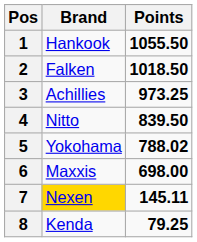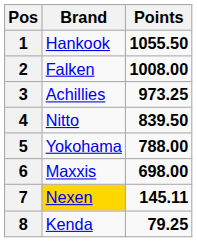(159, 69) 1018.50 -> (159, 69) 1008.00
(163, 146) 788.02 -> (163, 146) 788.00
